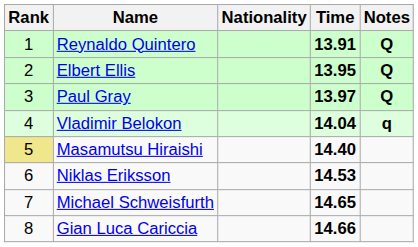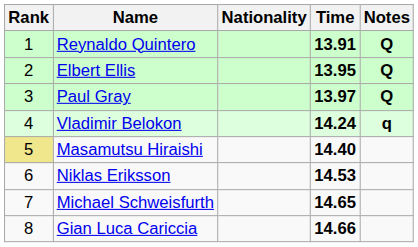(335, 123) 14.04 -> (335, 123) 14.24
